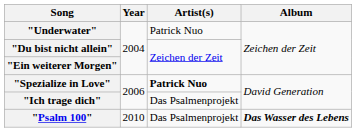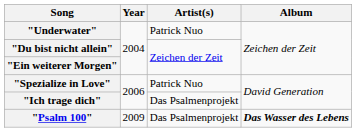(178, 83) bold -> (176, 83) normal
(134, 118) 2010 -> (134, 118) 2009
